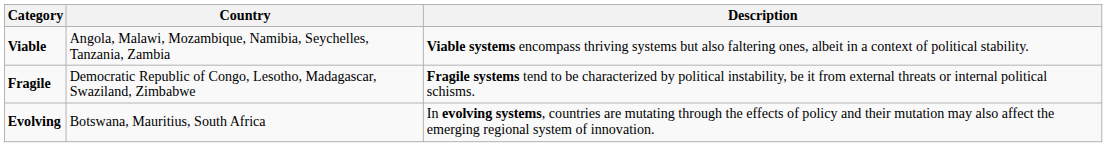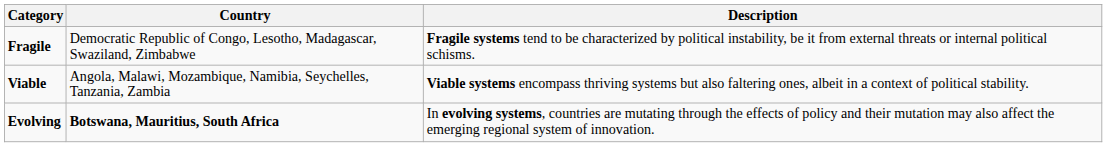rows swapped: (29, 84) <-> (27, 45)
(168, 122) normal -> (174, 122) bold
